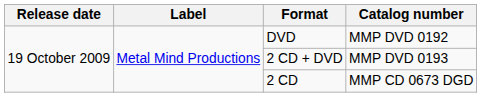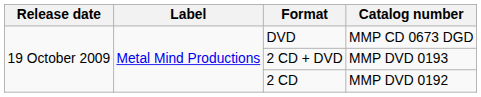(399, 37) MMP DVD 0192 -> (411, 37) MMP CD 0673 DGD
(411, 80) MMP CD 0673 DGD -> (399, 80) MMP DVD 0192
